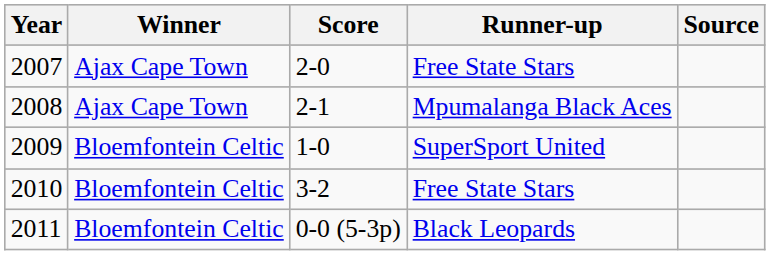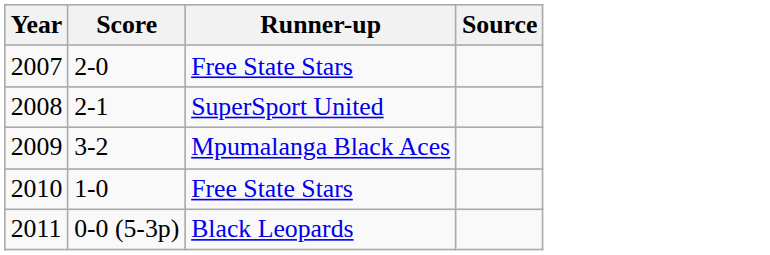- column: (179, 24)
(542, 106) Mpumalanga Black Aces -> (287, 106) SuperSport United
(313, 147) 1-0 -> (91, 147) 3-2
(509, 147) SuperSport United -> (321, 147) Mpumalanga Black Aces
(313, 188) 3-2 -> (91, 188) 1-0
